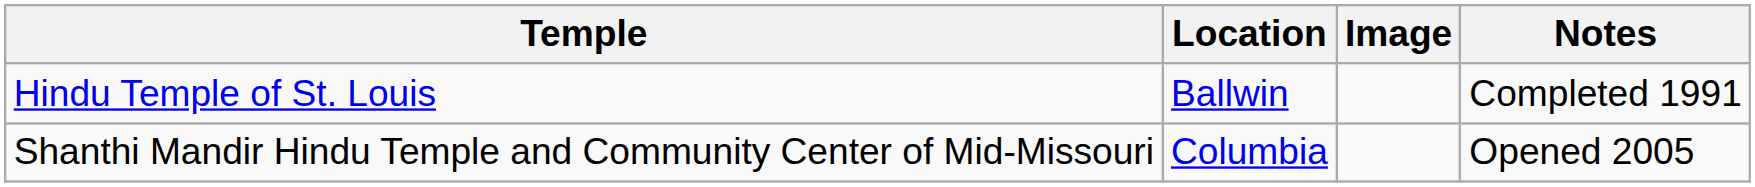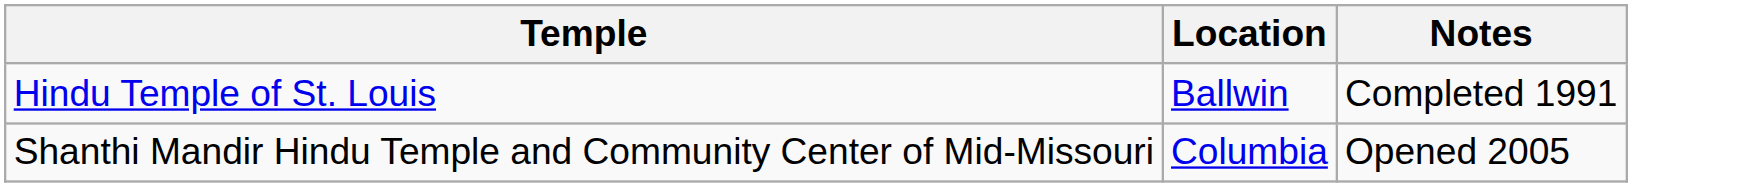- column: (1399, 33)
